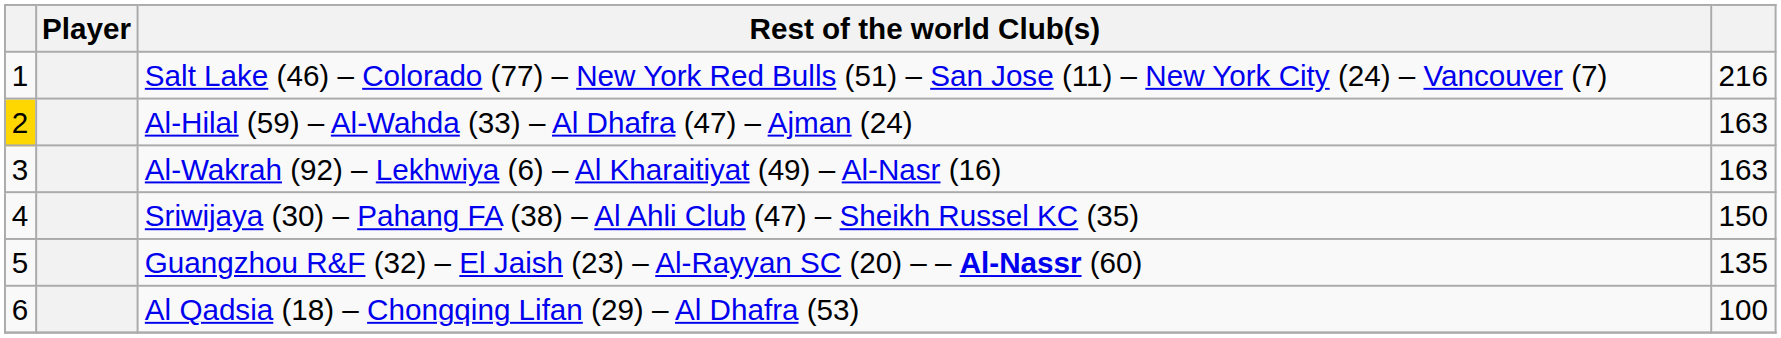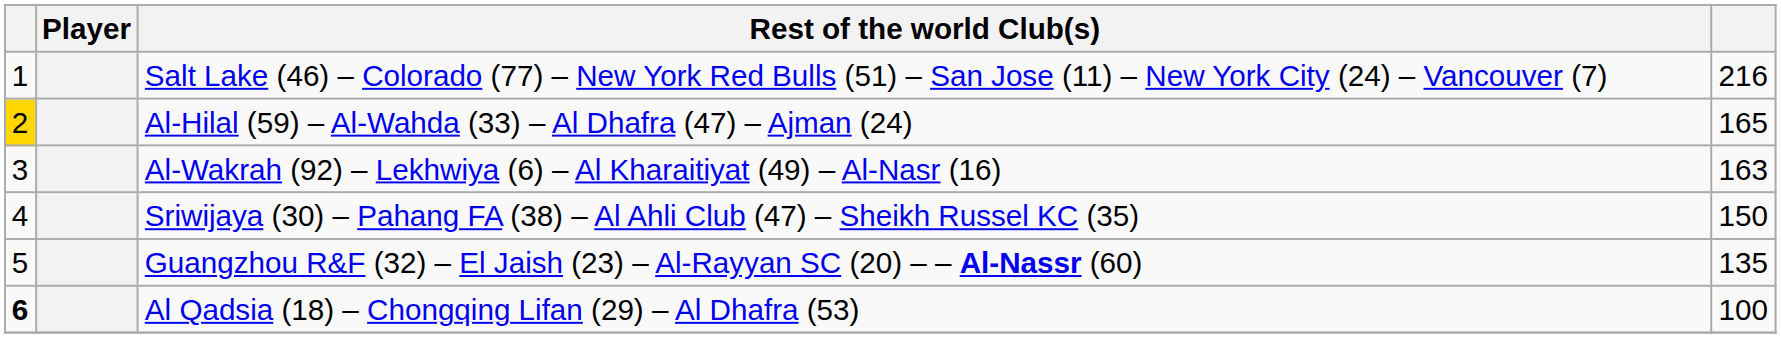(1743, 122) 163 -> (1743, 122) 165
(20, 310) normal -> (20, 310) bold
